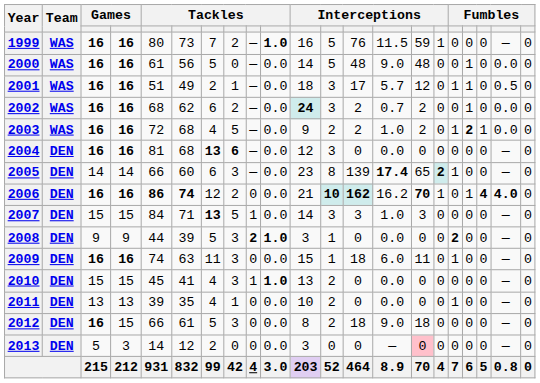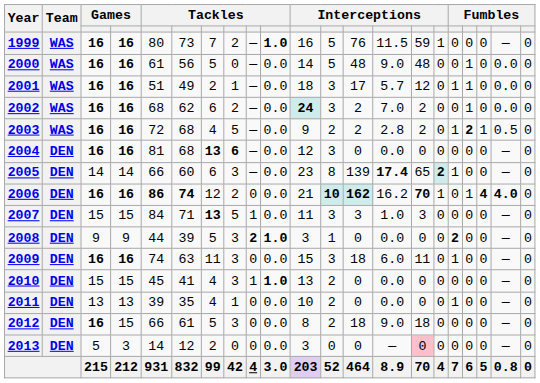(506, 86) 0.5 -> (506, 86) 0.0
(392, 108) 0.7 -> (392, 108) 7.0
(392, 130) 1.0 -> (392, 130) 2.8
(506, 130) 0.0 -> (506, 130) 0.5
(306, 216) 14 -> (306, 216) 11
(332, 259) 1 -> (332, 259) 3
